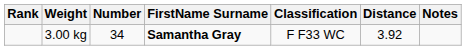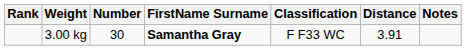(117, 34) 34 -> (117, 34) 30
(390, 34) 3.92 -> (390, 34) 3.91
